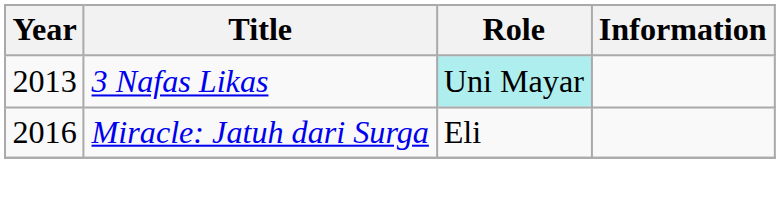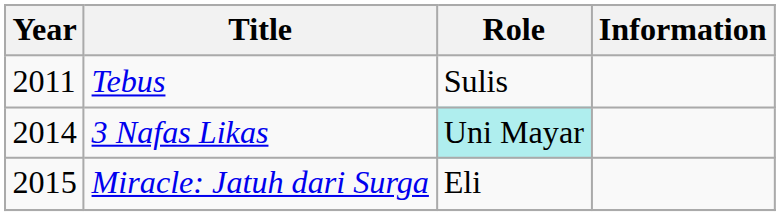+ row: (129, 81)
(45, 81) 2013 -> (45, 132) 2014
(45, 132) 2016 -> (45, 183) 2015
